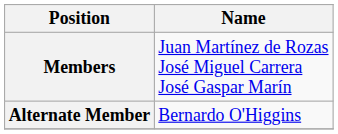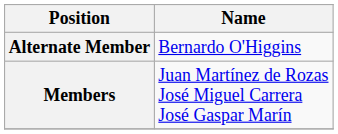rows swapped: (79, 66) <-> (79, 114)
